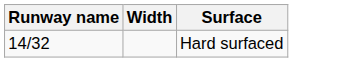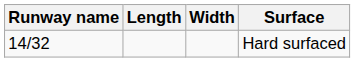+ column: (154, 17)
